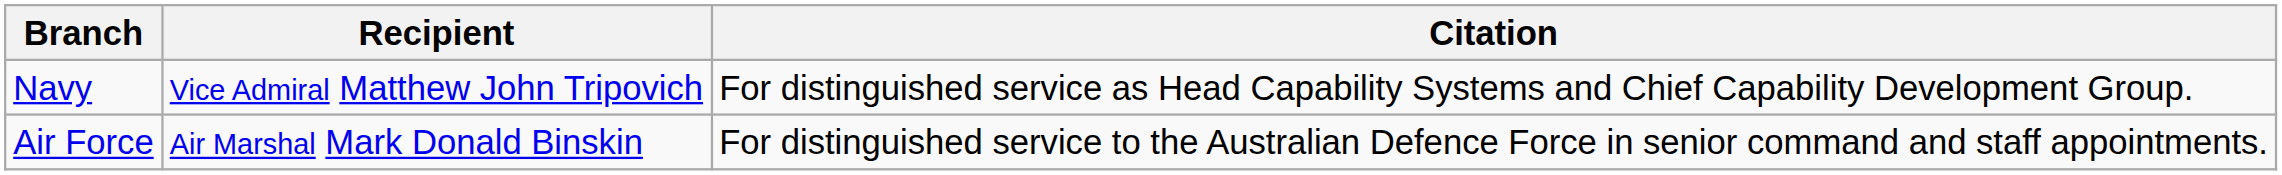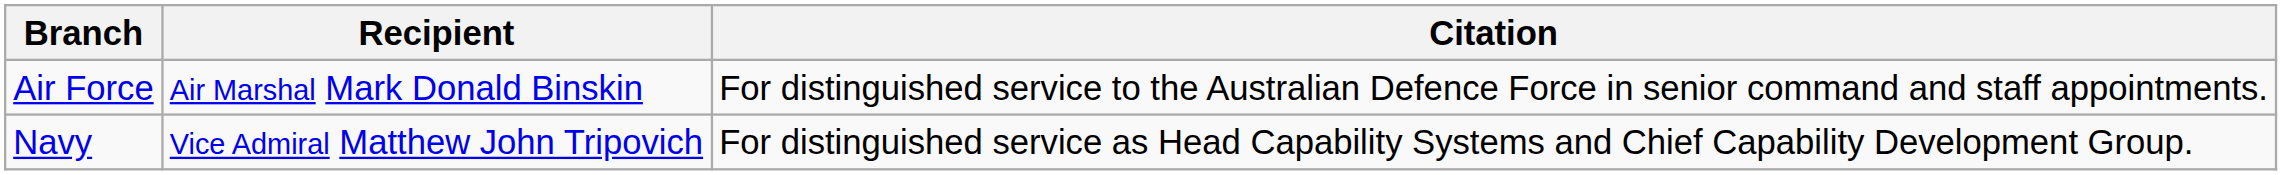rows swapped: (53, 88) <-> (83, 142)
